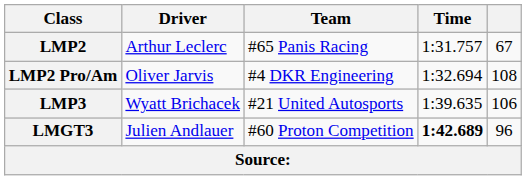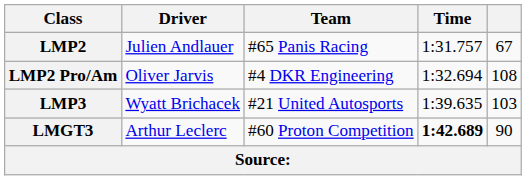(176, 46) Arthur Leclerc -> (179, 46) Julien Andlauer
(504, 103) 106 -> (504, 103) 103
(179, 131) Julien Andlauer -> (176, 131) Arthur Leclerc
(504, 131) 96 -> (504, 131) 90
